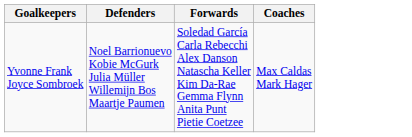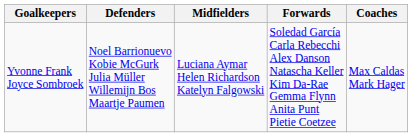+ column: (221, 13)
